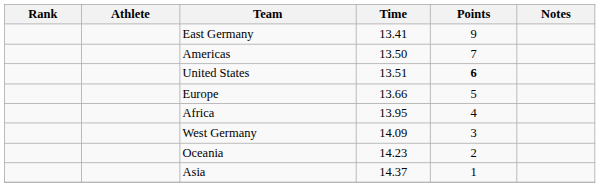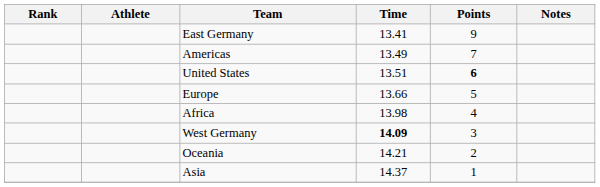(393, 53) 13.50 -> (393, 53) 13.49
(393, 113) 13.95 -> (393, 113) 13.98
(393, 133) normal -> (393, 133) bold
(393, 152) 14.23 -> (393, 152) 14.21
